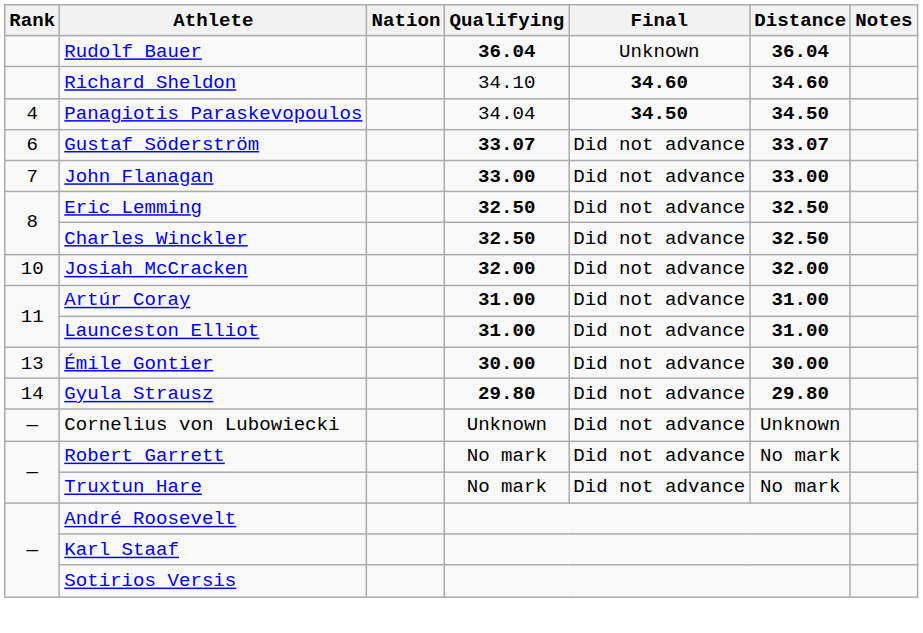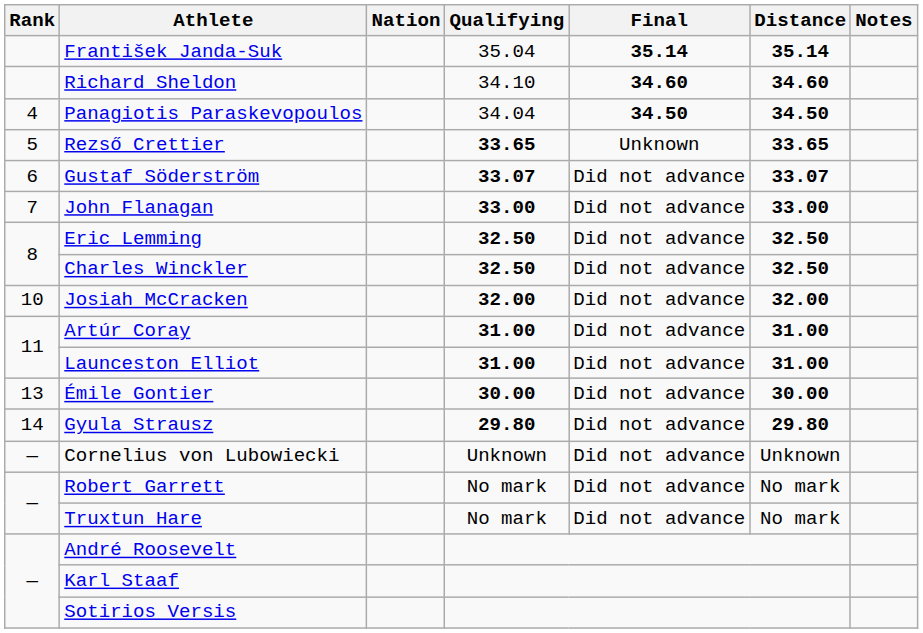- row: (133, 51)
+ row: (173, 51)
+ row: (145, 145)
